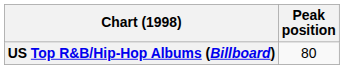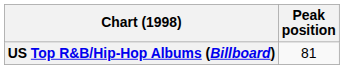(309, 53) 80 -> (309, 53) 81
